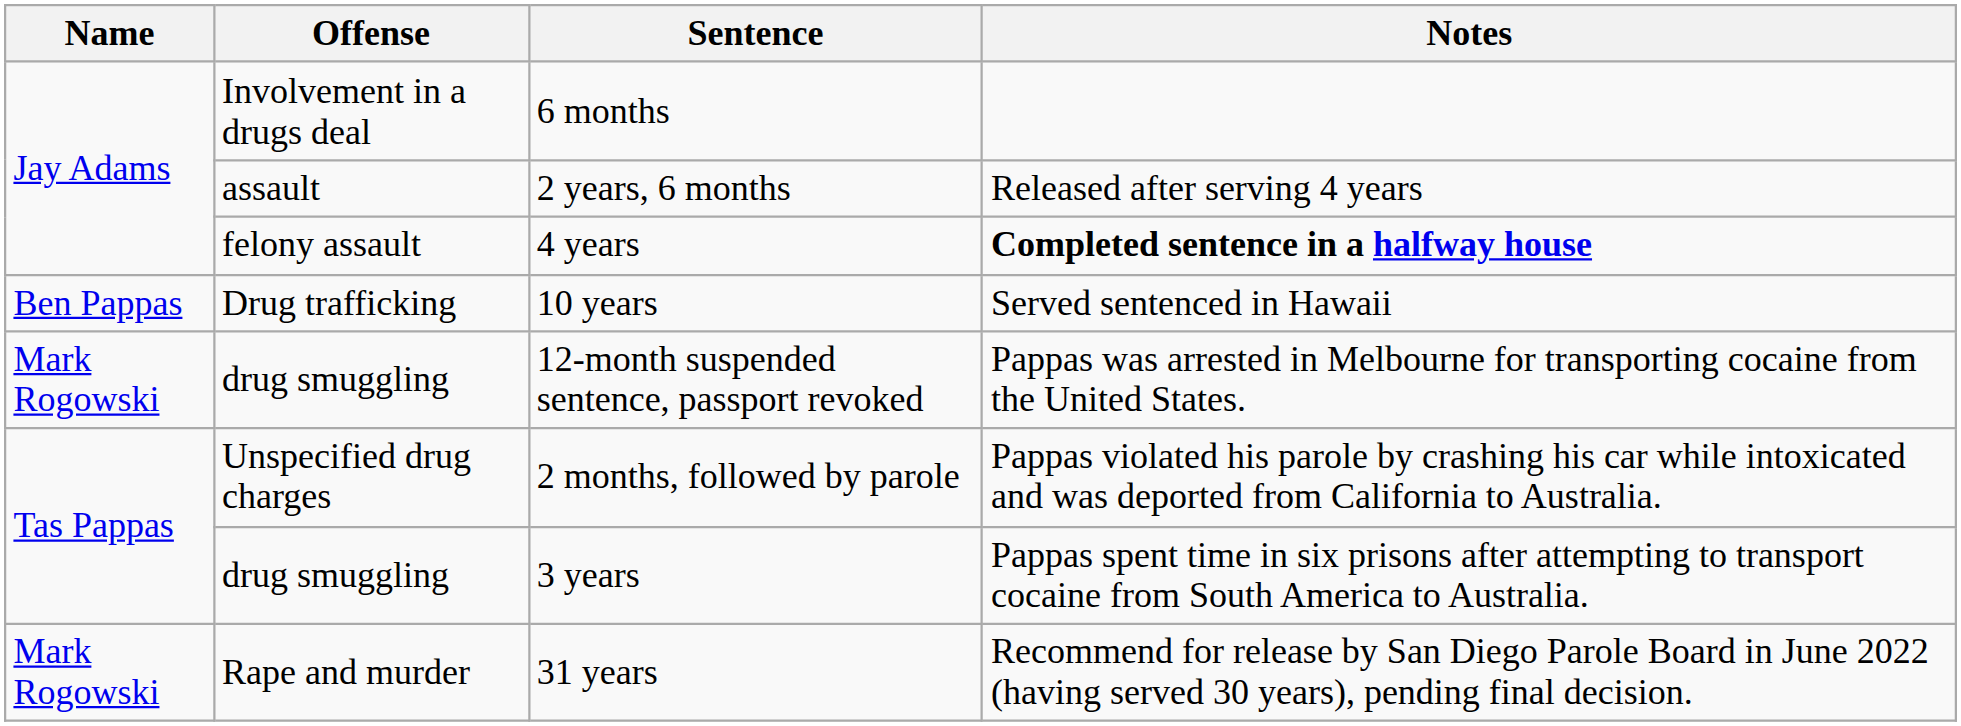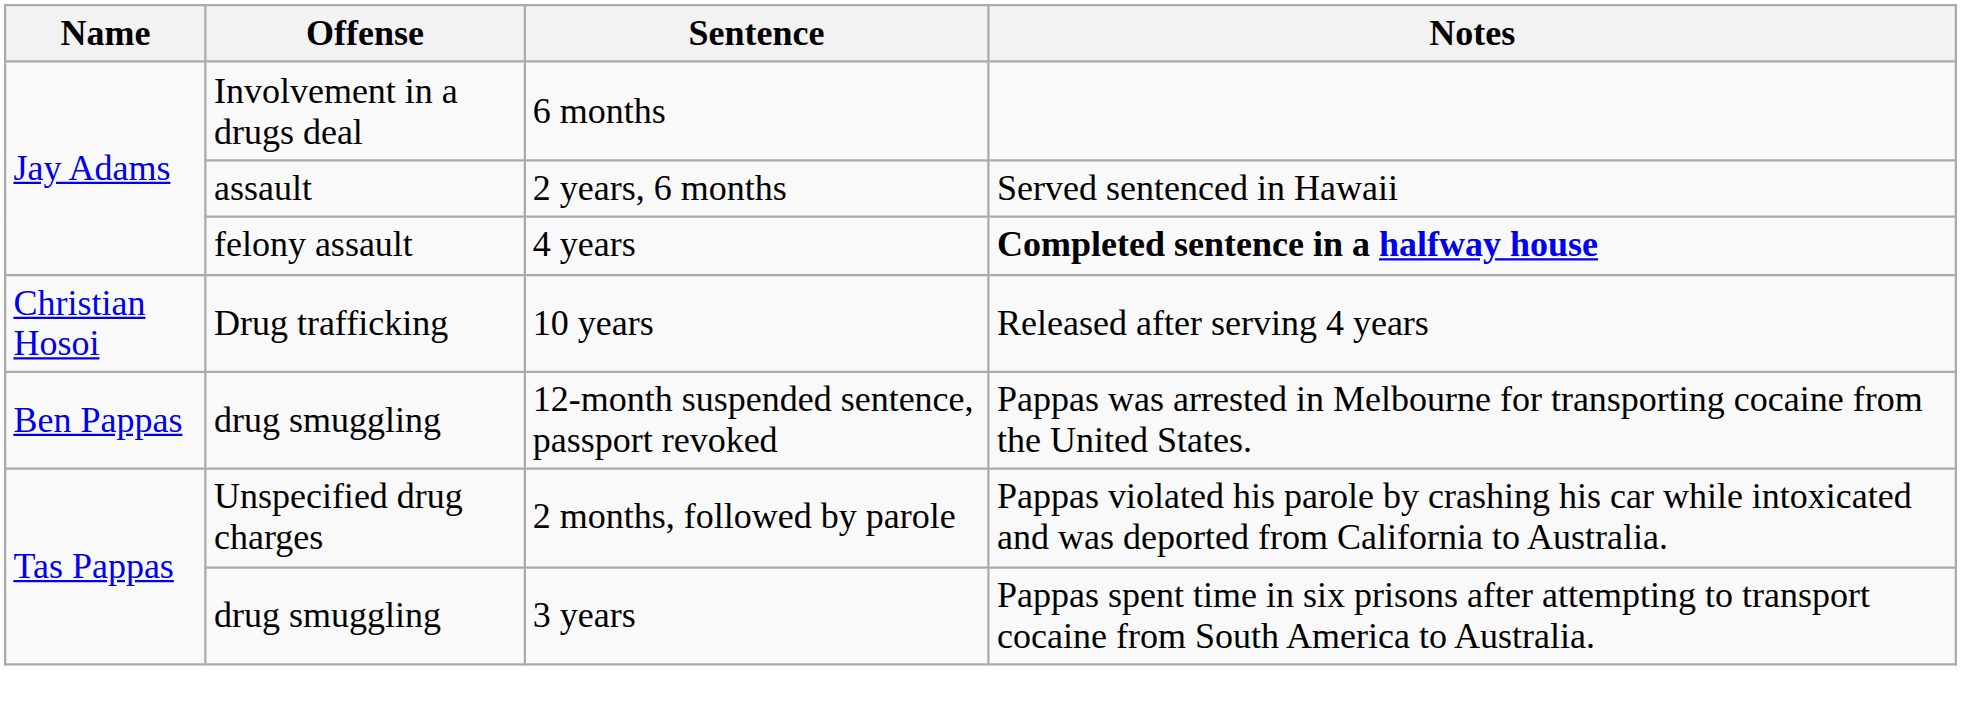(1207, 187) Released after serving 4 years -> (1197, 187) Served sentenced in Hawaii
(98, 301) Ben Pappas -> (79, 322) Christian Hosoi
(1191, 301) Served sentenced in Hawaii -> (1213, 322) Released after serving 4 years
(86, 379) Mark Rogowski -> (98, 419) Ben Pappas
- row: (597, 672)
